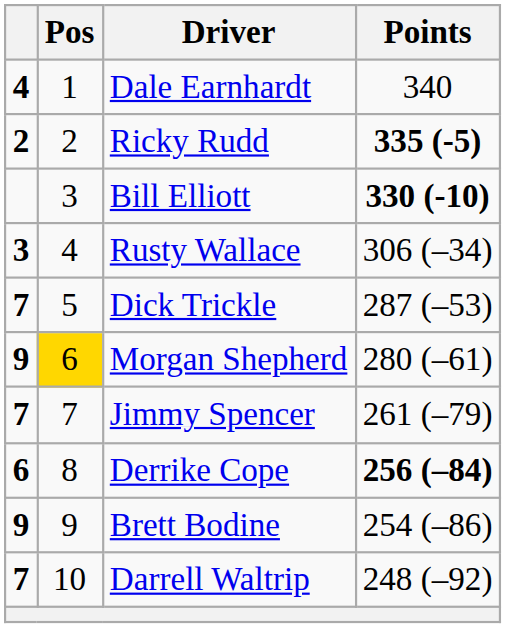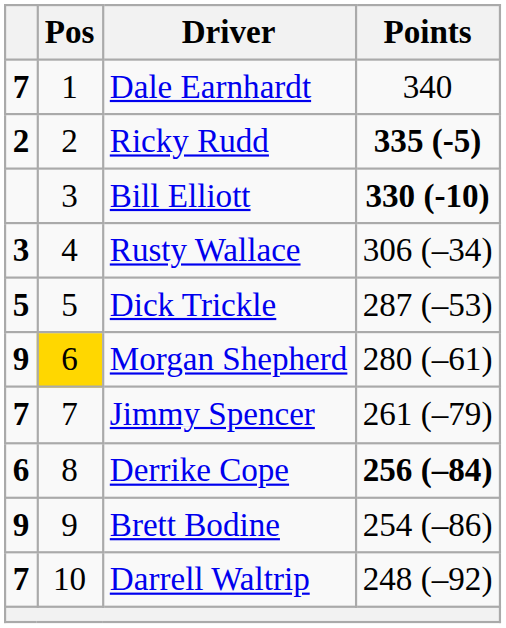(21, 86) 4 -> (21, 86) 7
(21, 305) 7 -> (21, 305) 5
